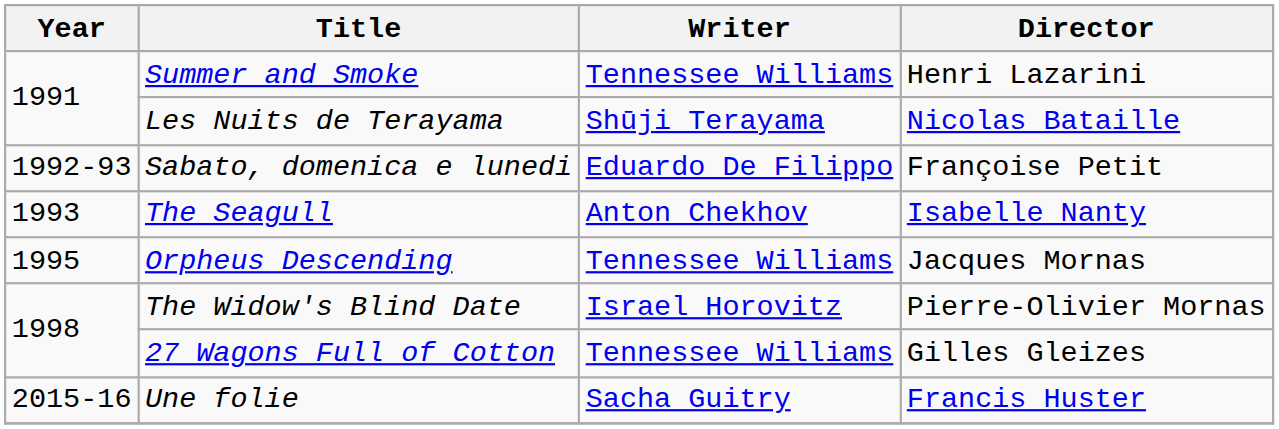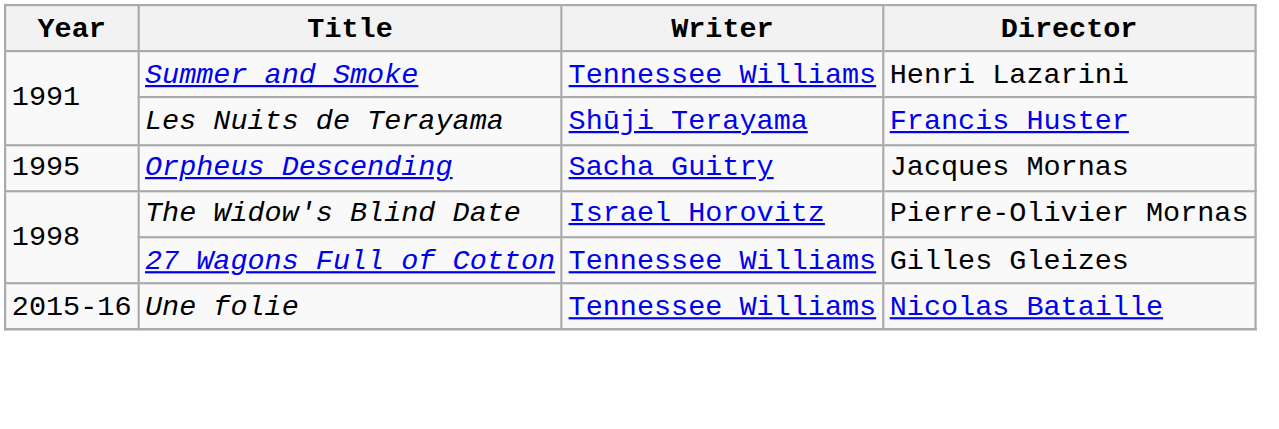(1044, 121) Nicolas Bataille -> (1009, 121) Francis Huster
- row: (359, 167)
- row: (239, 214)
(739, 260) Tennessee Williams -> (671, 167) Sacha Guitry
(688, 400) Sacha Guitry -> (722, 307) Tennessee Williams
(1026, 400) Francis Huster -> (1026, 307) Nicolas Bataille
